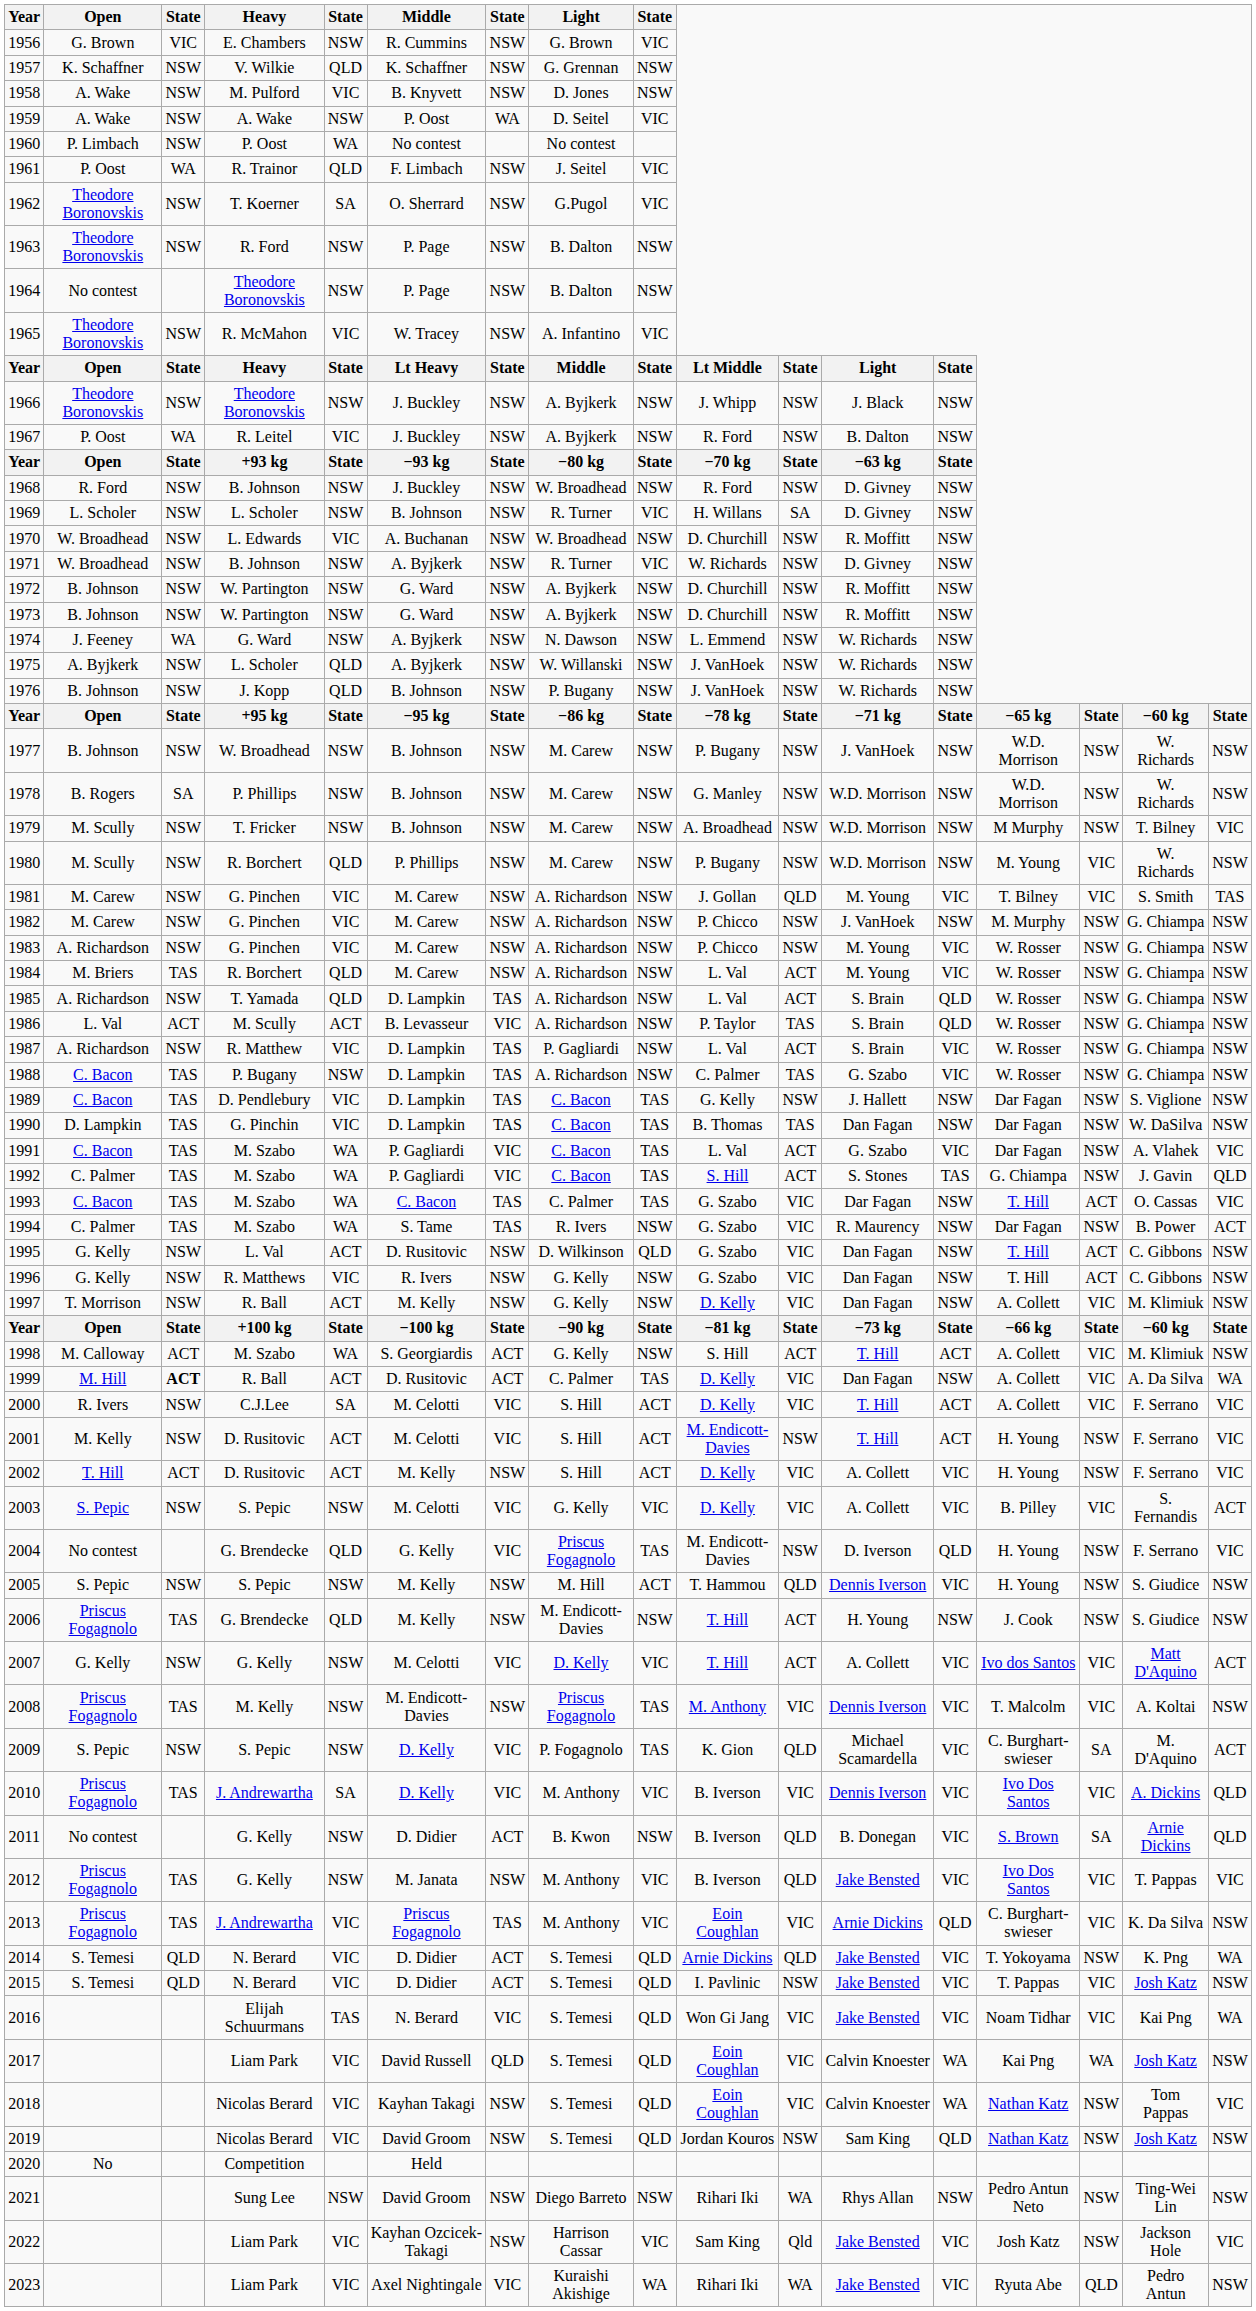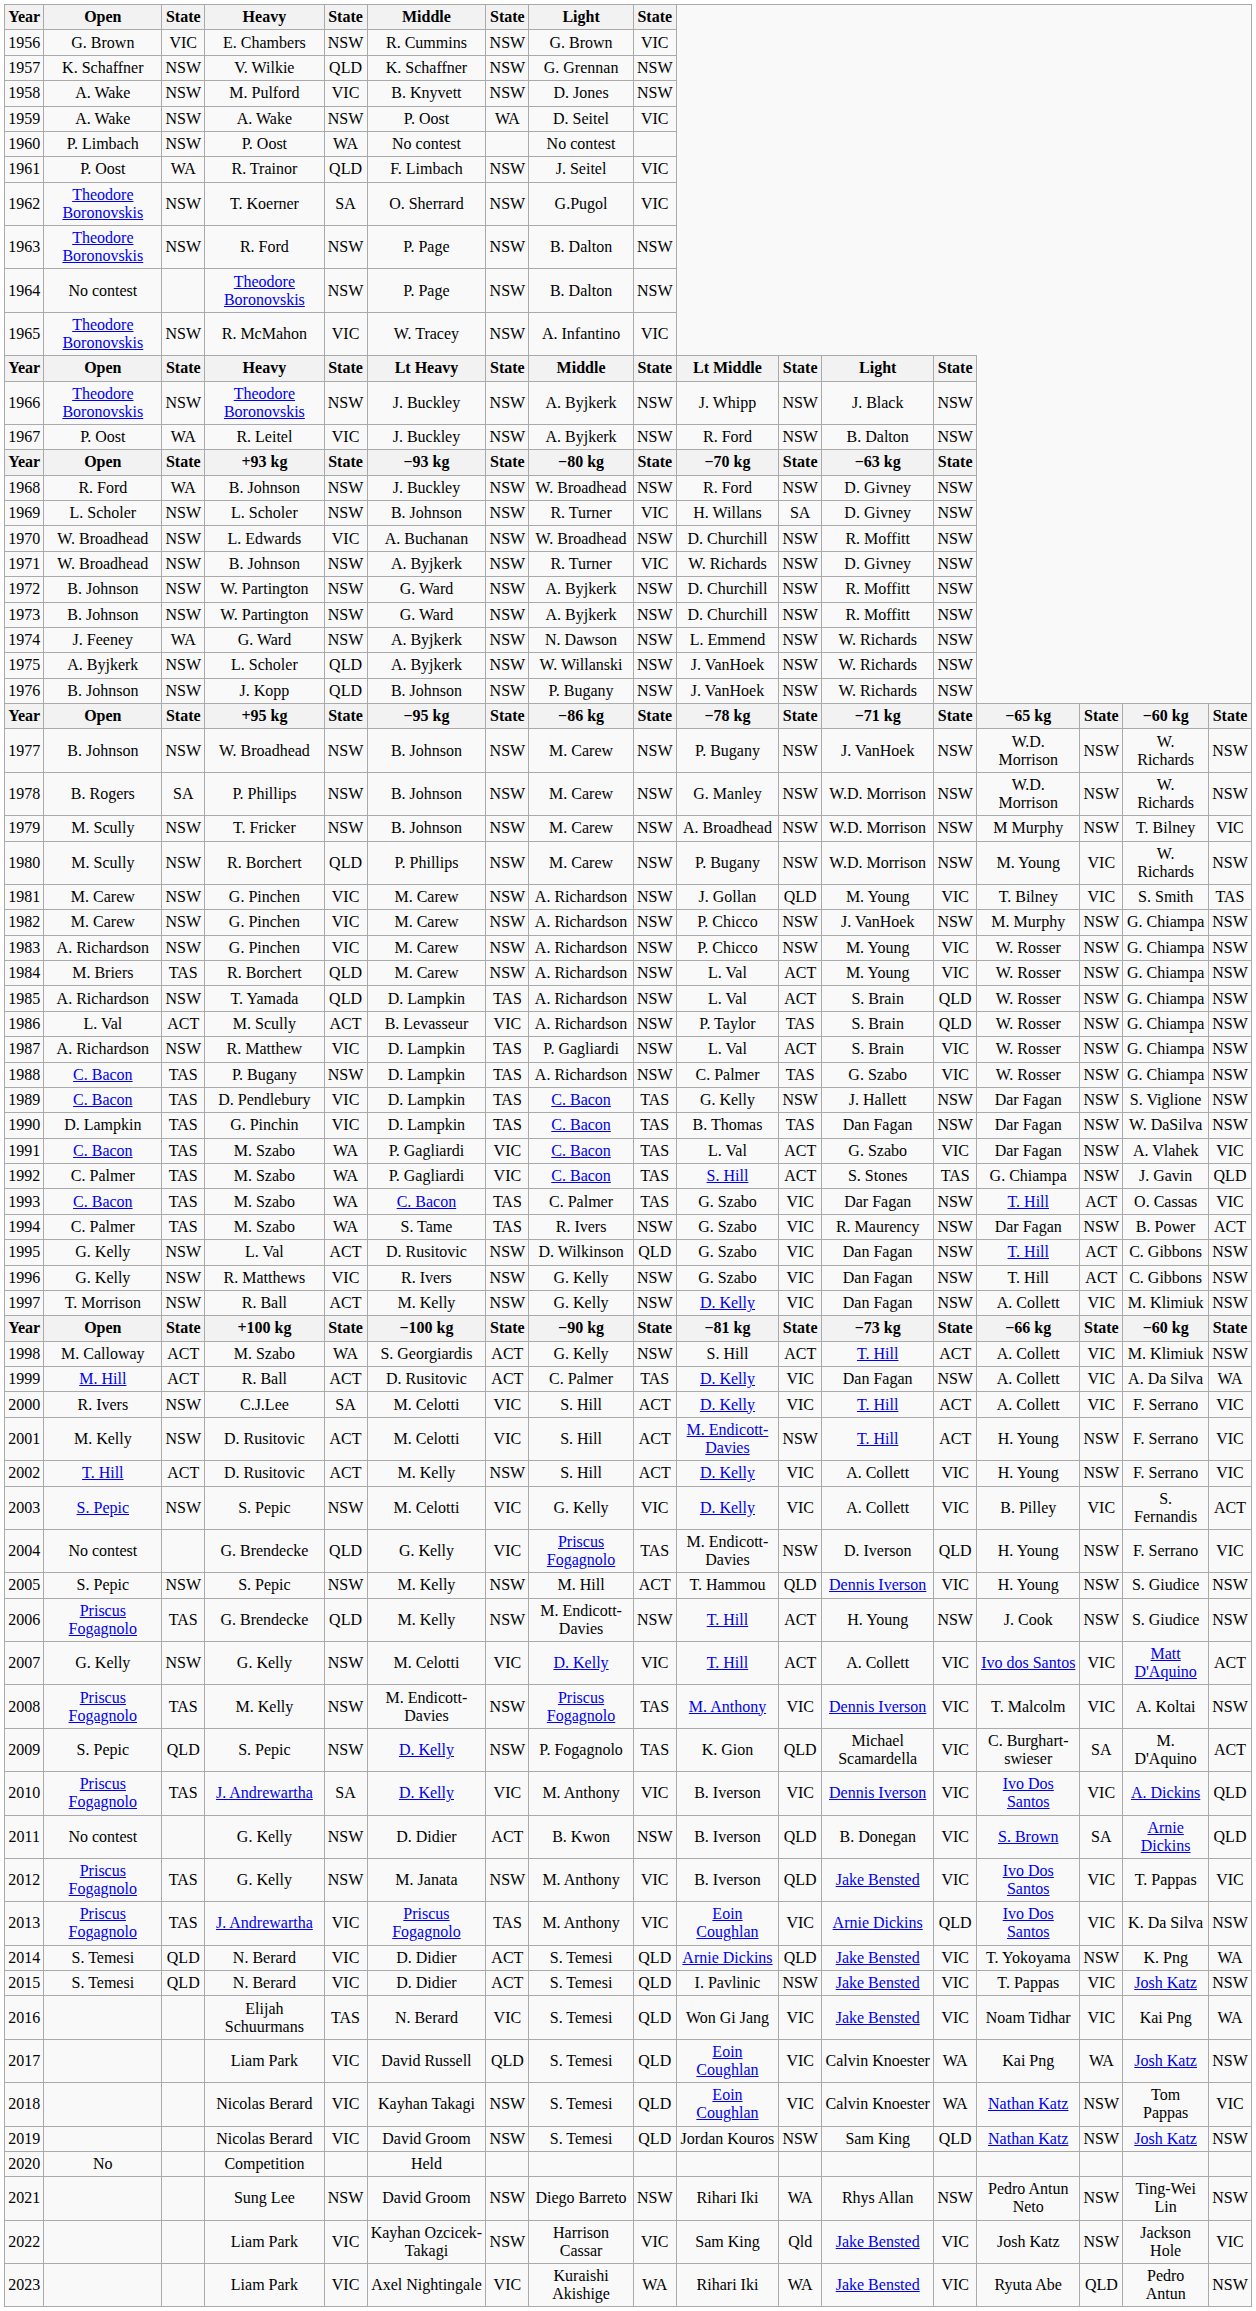(183, 487) NSW -> (183, 487) WA
(183, 1379) bold -> (183, 1379) normal
(183, 1749) NSW -> (183, 1749) QLD
(507, 1749) VIC -> (507, 1749) NSW
(1028, 1923) C. Burghart-swieser -> (1028, 1923) Ivo Dos Santos
